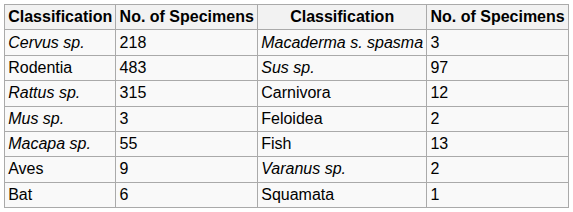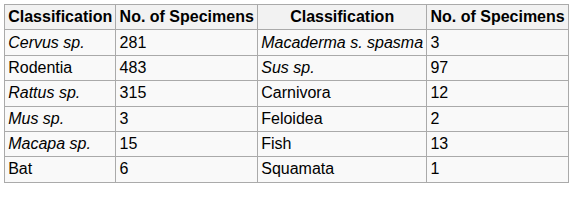(133, 42) 218 -> (133, 42) 281
(128, 144) 55 -> (128, 144) 15
- row: (26, 169)
